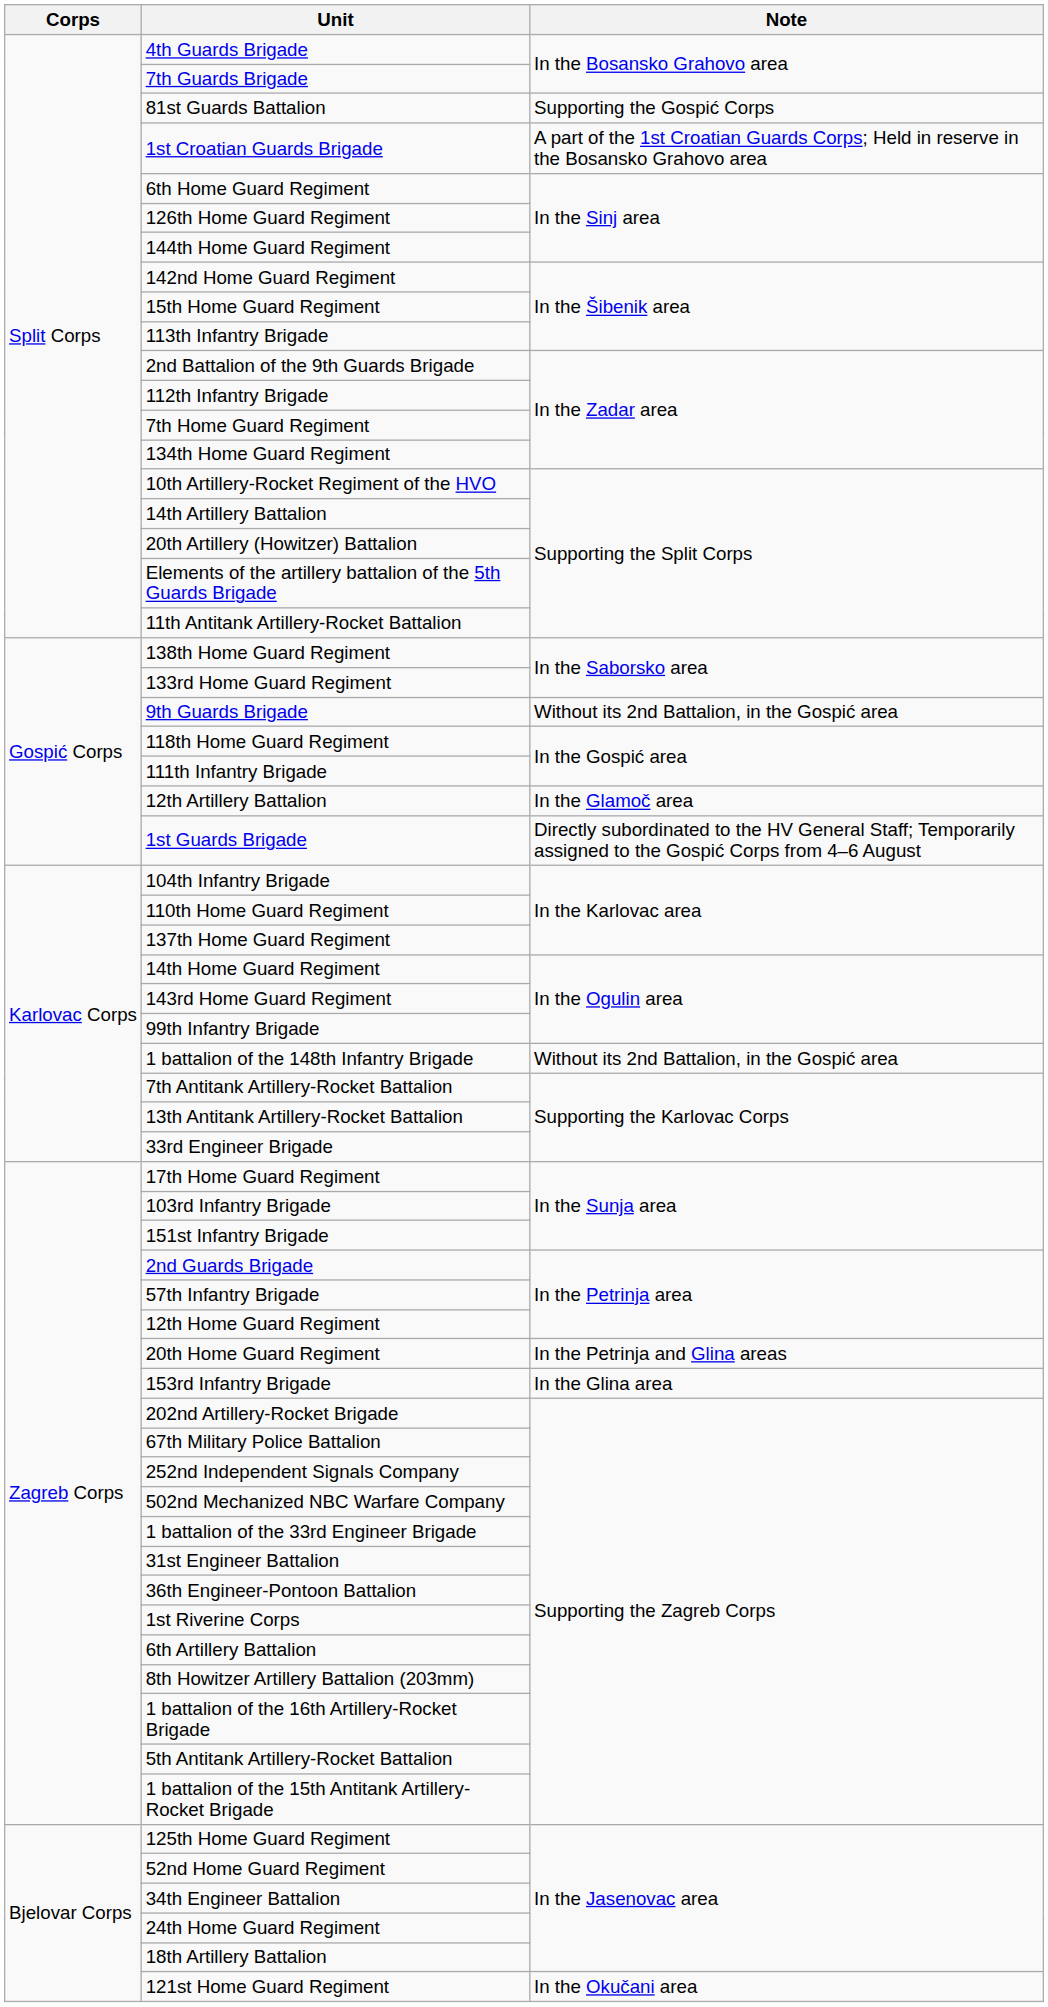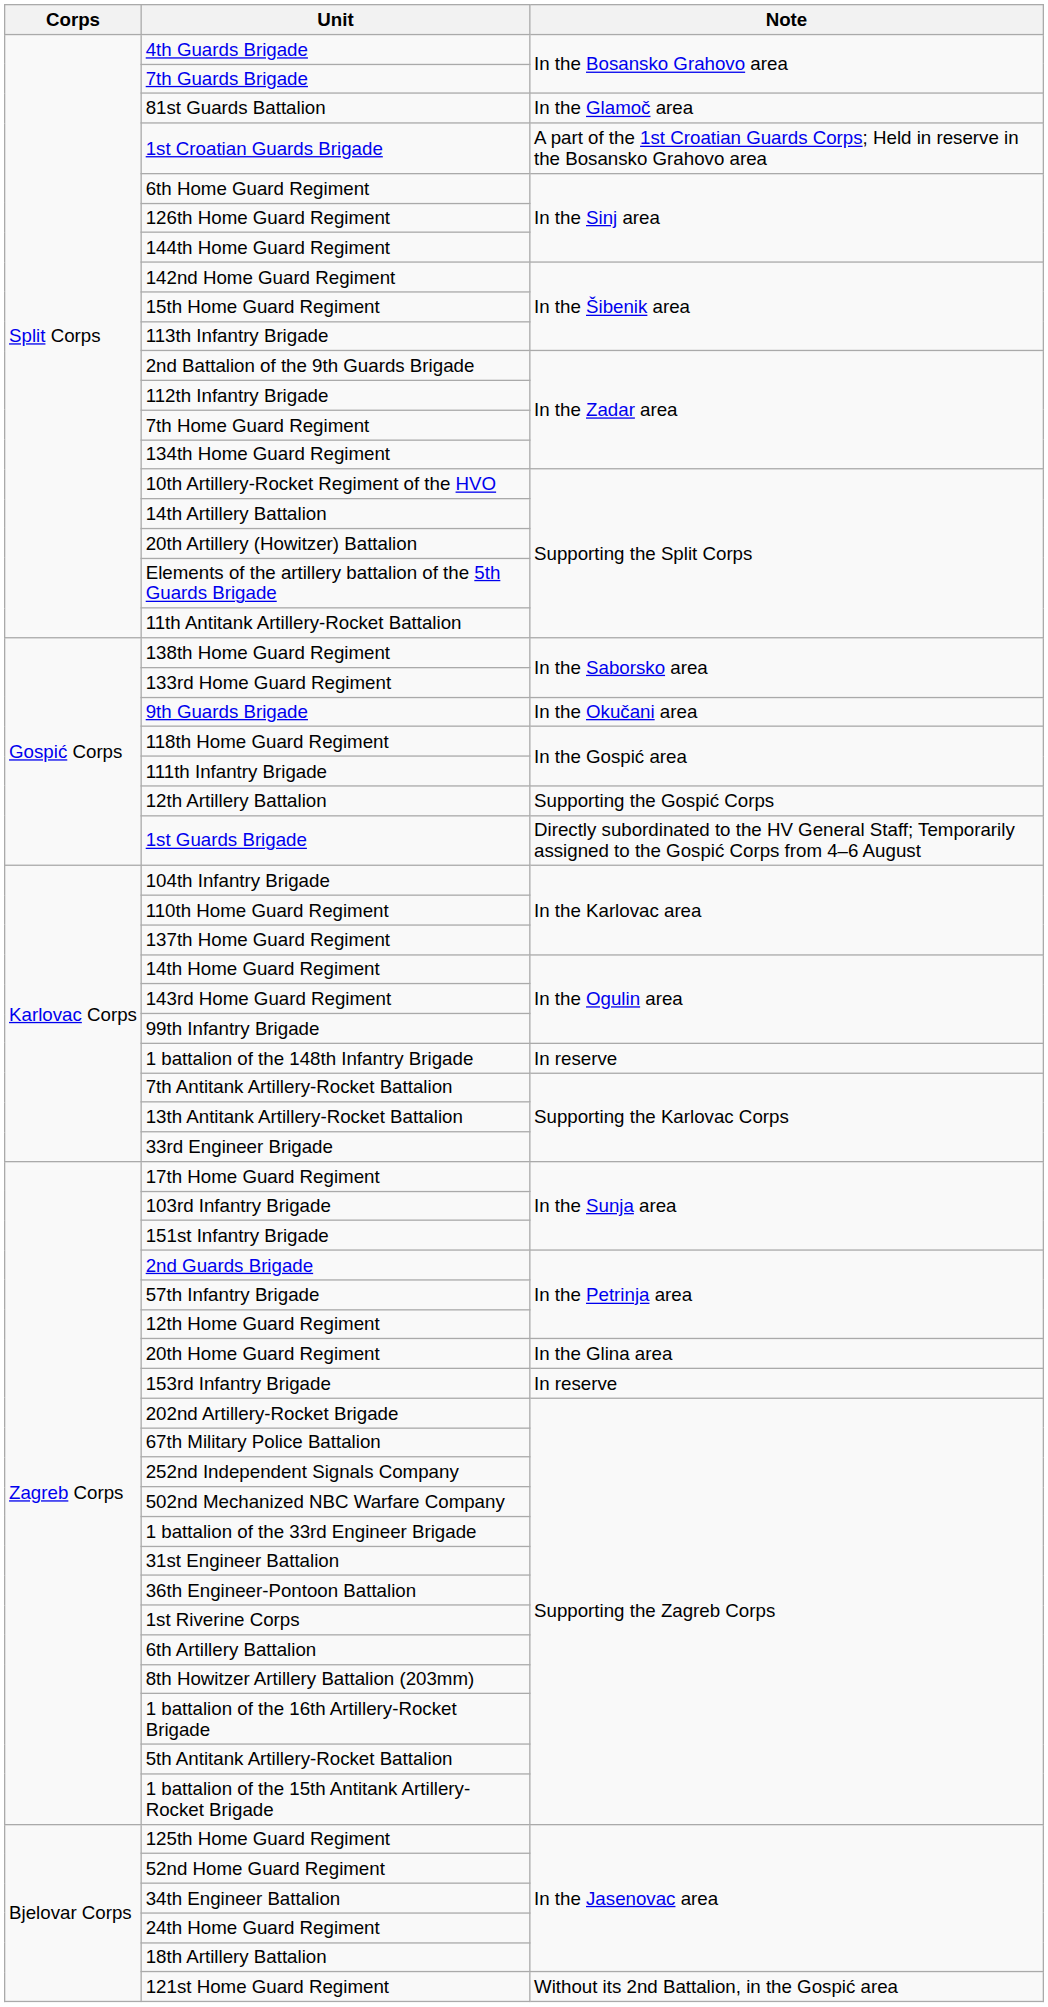(654, 109) Supporting the Gospić Corps -> (614, 109) In the Glamoč area
(716, 712) Without its 2nd Battalion, in the Gospić area -> (616, 712) In the Okučani area
(614, 801) In the Glamoč area -> (654, 801) Supporting the Gospić Corps
(716, 1058) Without its 2nd Battalion, in the Gospić area -> (576, 1058) In reserve
(660, 1354) In the Petrinja and Glina areas -> (603, 1354) In the Glina area
(603, 1384) In the Glina area -> (576, 1384) In reserve
(616, 1987) In the Okučani area -> (716, 1987) Without its 2nd Battalion, in the Gospić area
